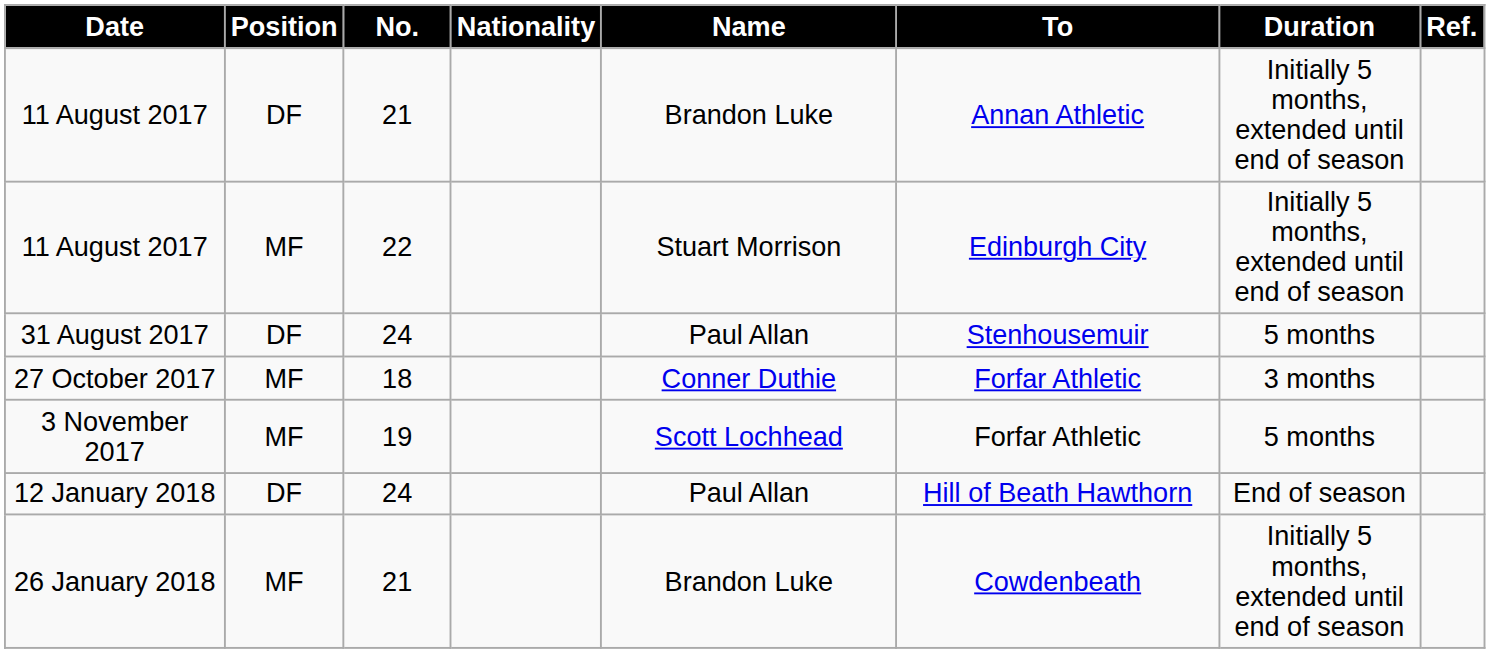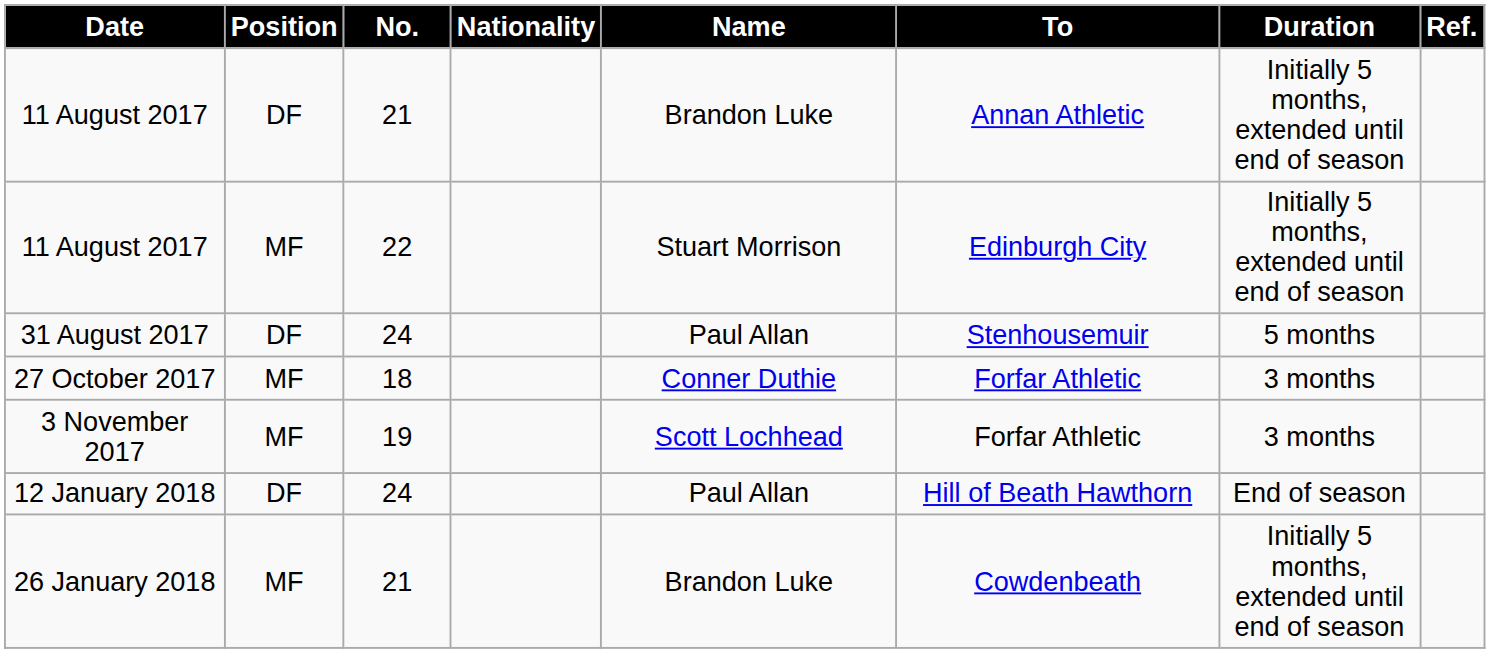(1319, 436) 5 months -> (1319, 436) 3 months
